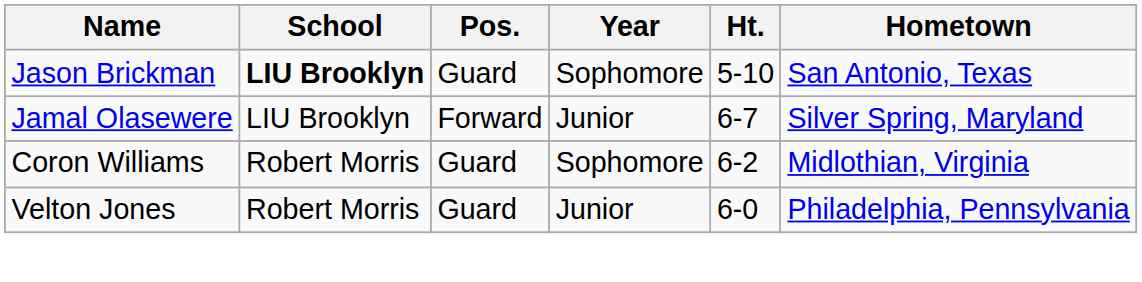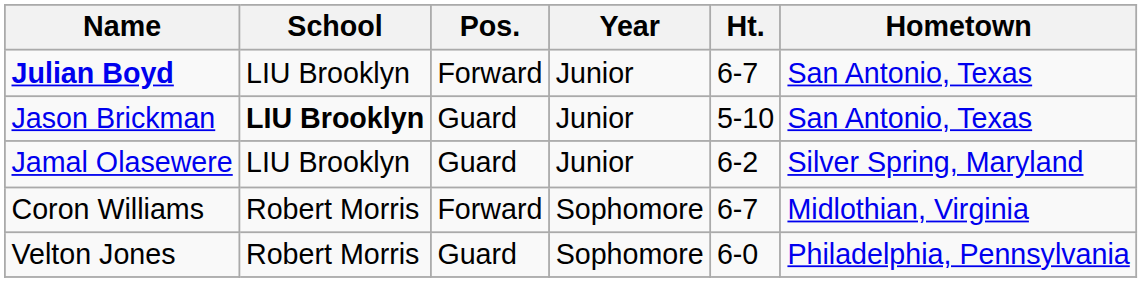+ row: (93, 72)
(630, 72) Sophomore -> (595, 118) Junior
(490, 118) Forward -> (477, 163) Guard
(738, 118) 6-7 -> (738, 163) 6-2
(477, 163) Guard -> (490, 208) Forward
(738, 163) 6-2 -> (738, 208) 6-7
(595, 208) Junior -> (630, 254) Sophomore
